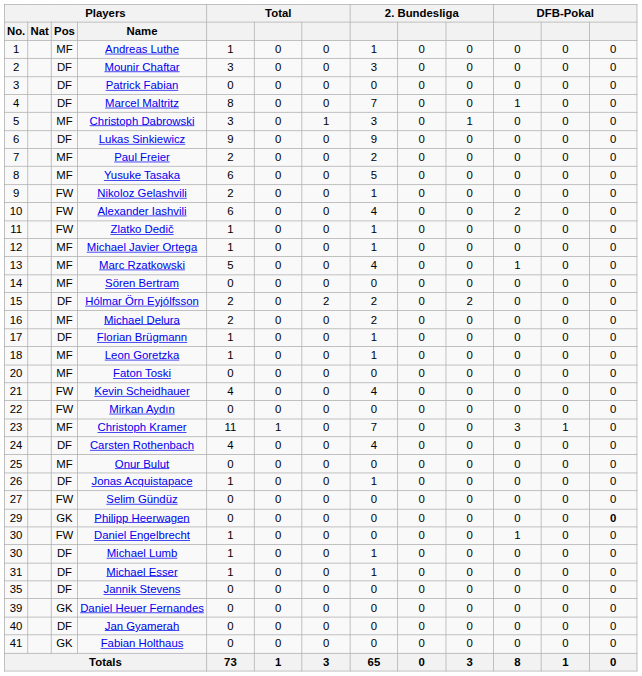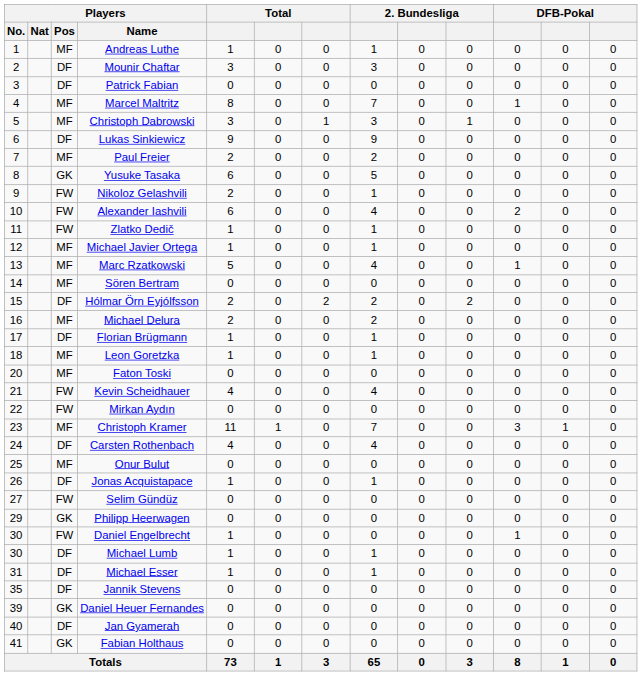(64, 103) DF -> (64, 103) MF
(64, 175) MF -> (64, 175) GK
(613, 517) bold -> (613, 517) normal
